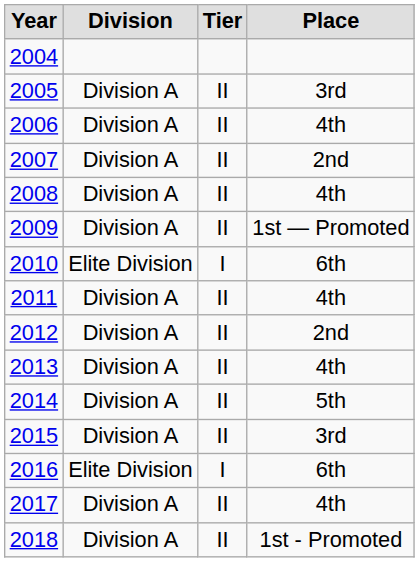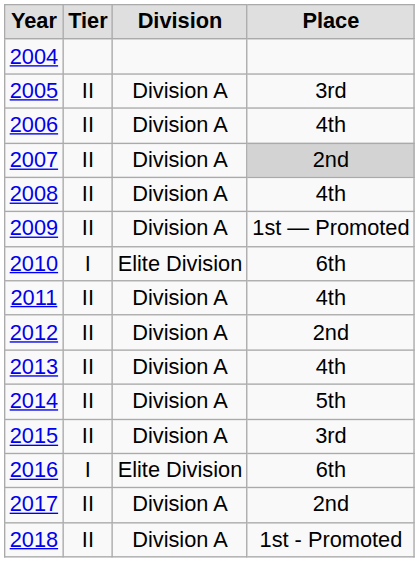columns swapped: (130, 21) <-> (222, 21)
(331, 159) no background -> (331, 159) lightgrey background
(331, 504) 4th -> (331, 504) 2nd
